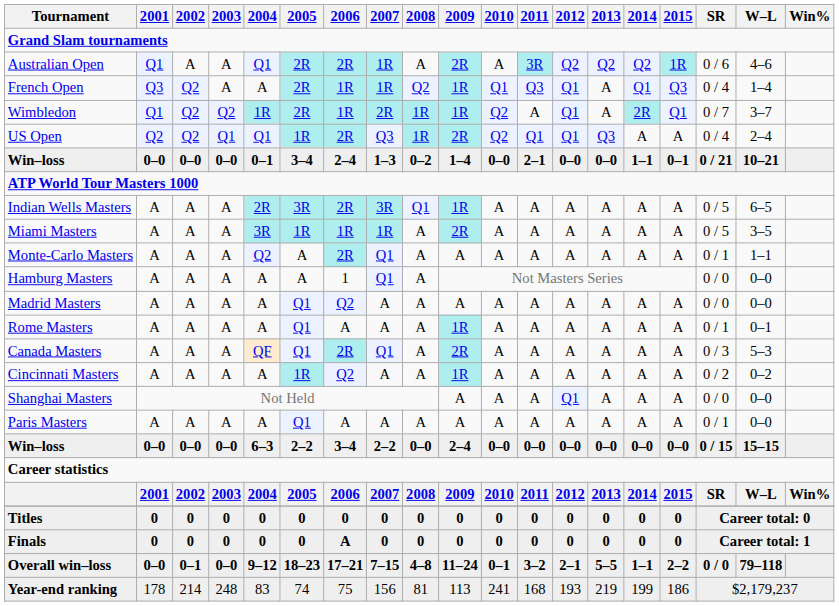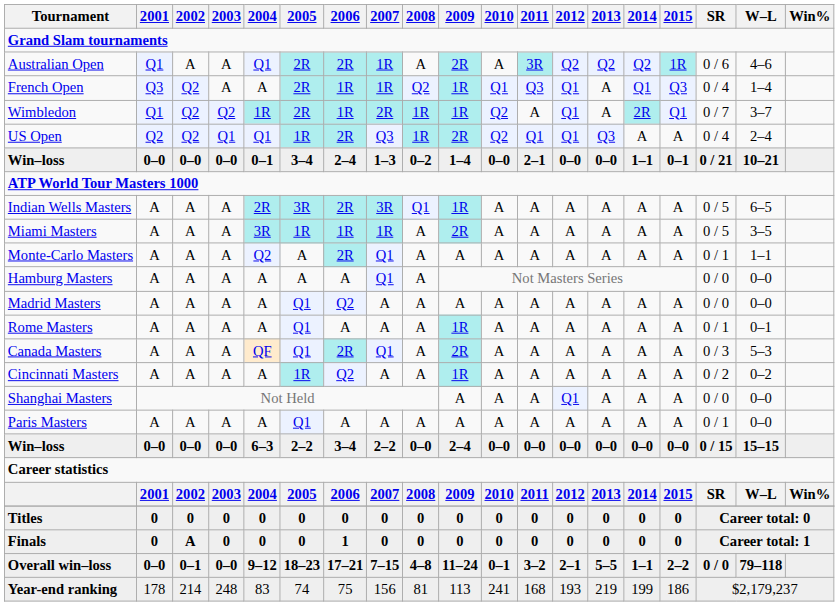(345, 279) 1 -> (345, 279) A
(190, 541) 0 -> (190, 541) A
(345, 541) A -> (345, 541) 1
